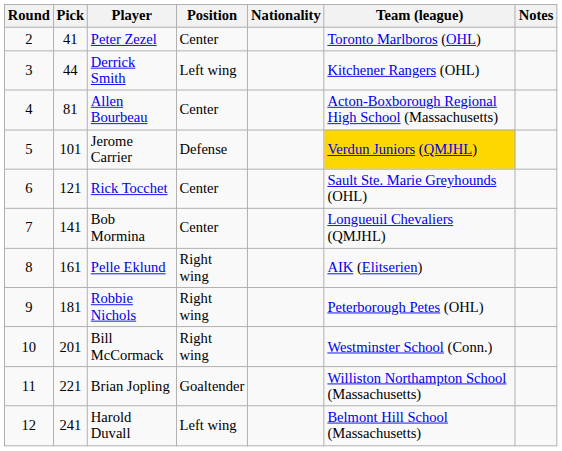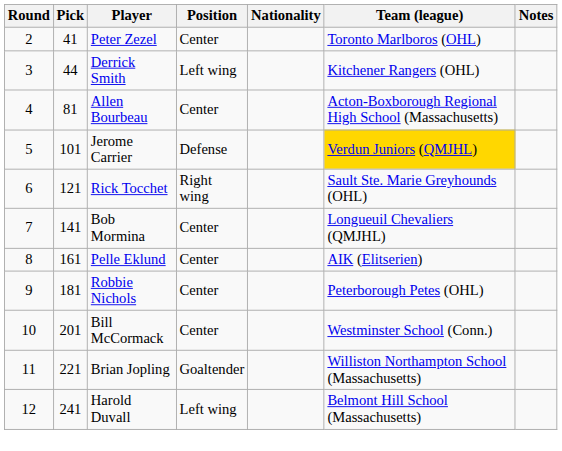(199, 188) Center -> (196, 188) Right wing
(196, 267) Right wing -> (199, 259) Center
(196, 307) Right wing -> (199, 290) Center
(196, 346) Right wing -> (199, 330) Center
